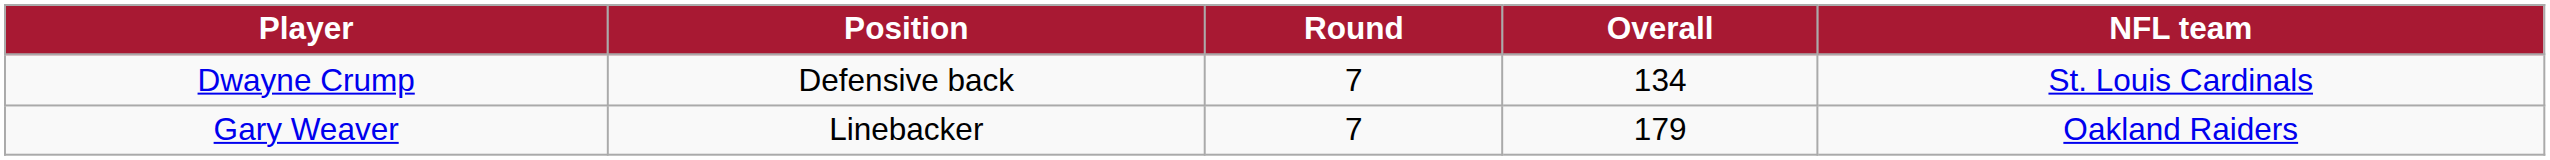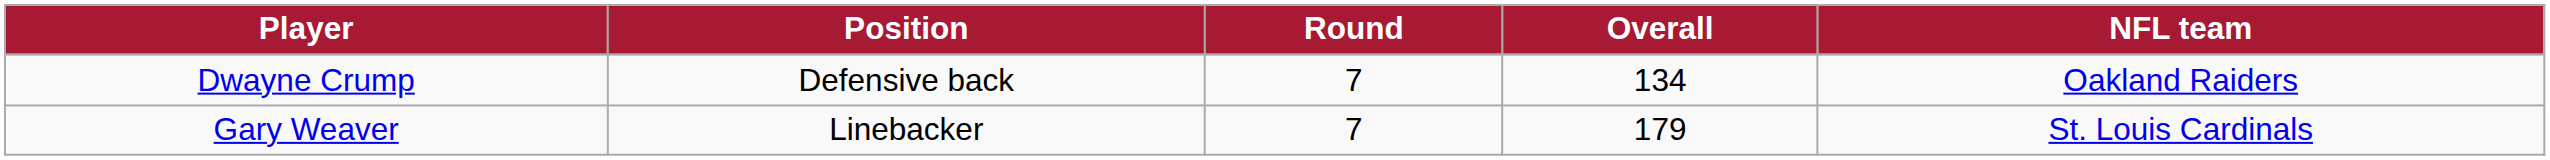(2181, 79) St. Louis Cardinals -> (2181, 79) Oakland Raiders
(2181, 129) Oakland Raiders -> (2181, 129) St. Louis Cardinals
